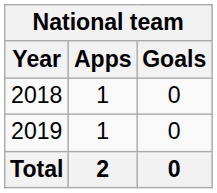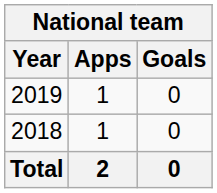rows swapped: (37, 95) <-> (37, 132)
